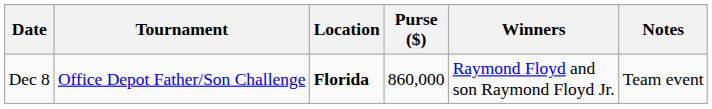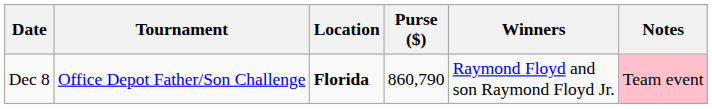(416, 78) 860,000 -> (416, 78) 860,790
(663, 78) no background -> (663, 78) pink background
